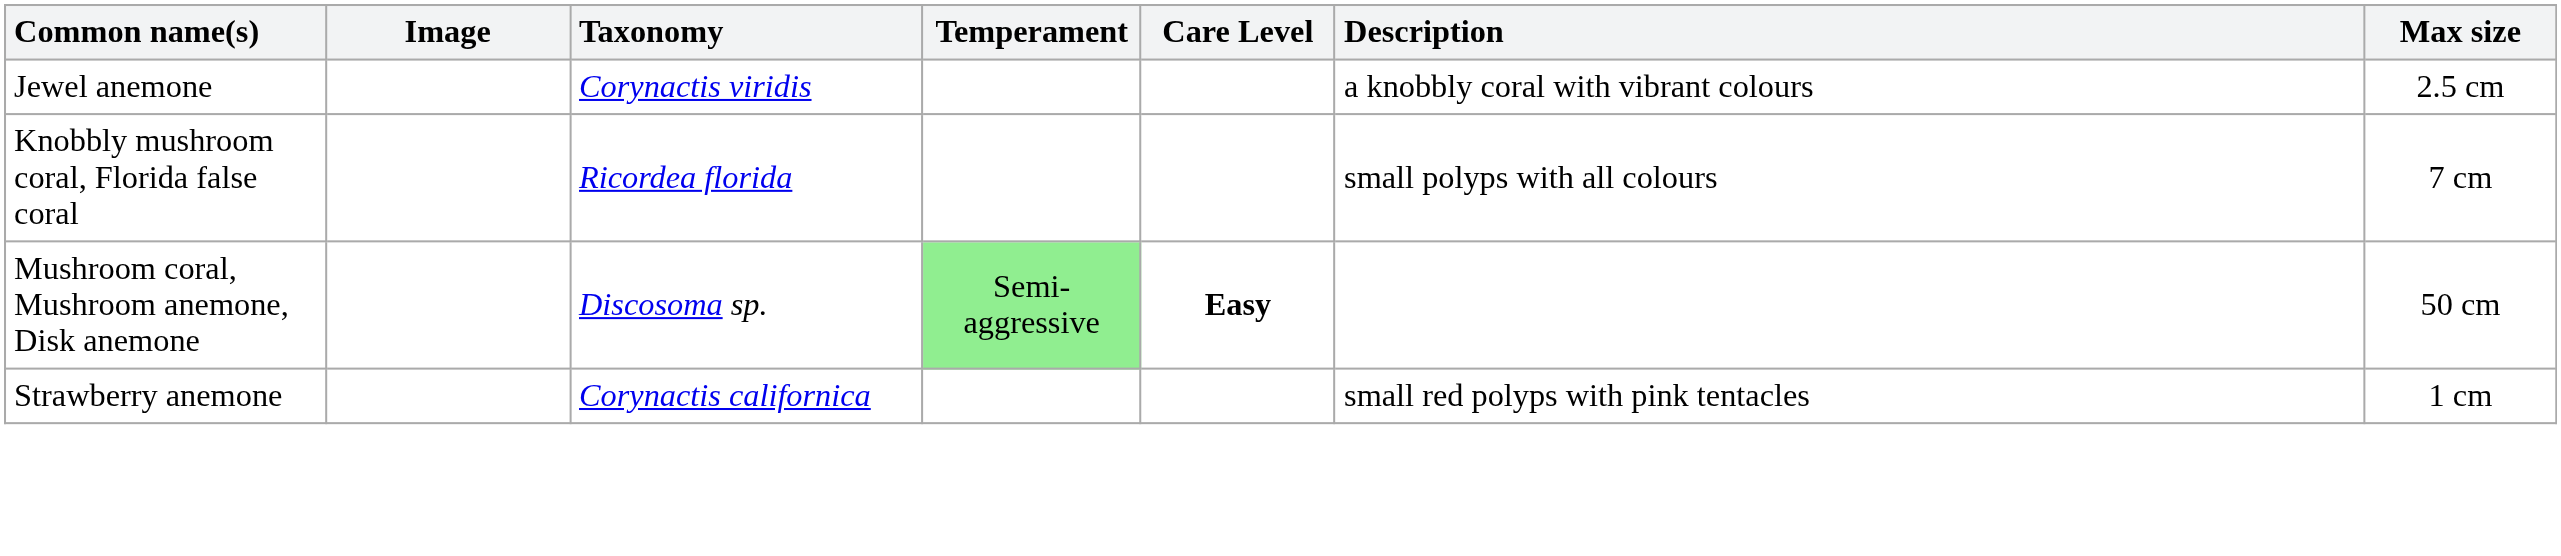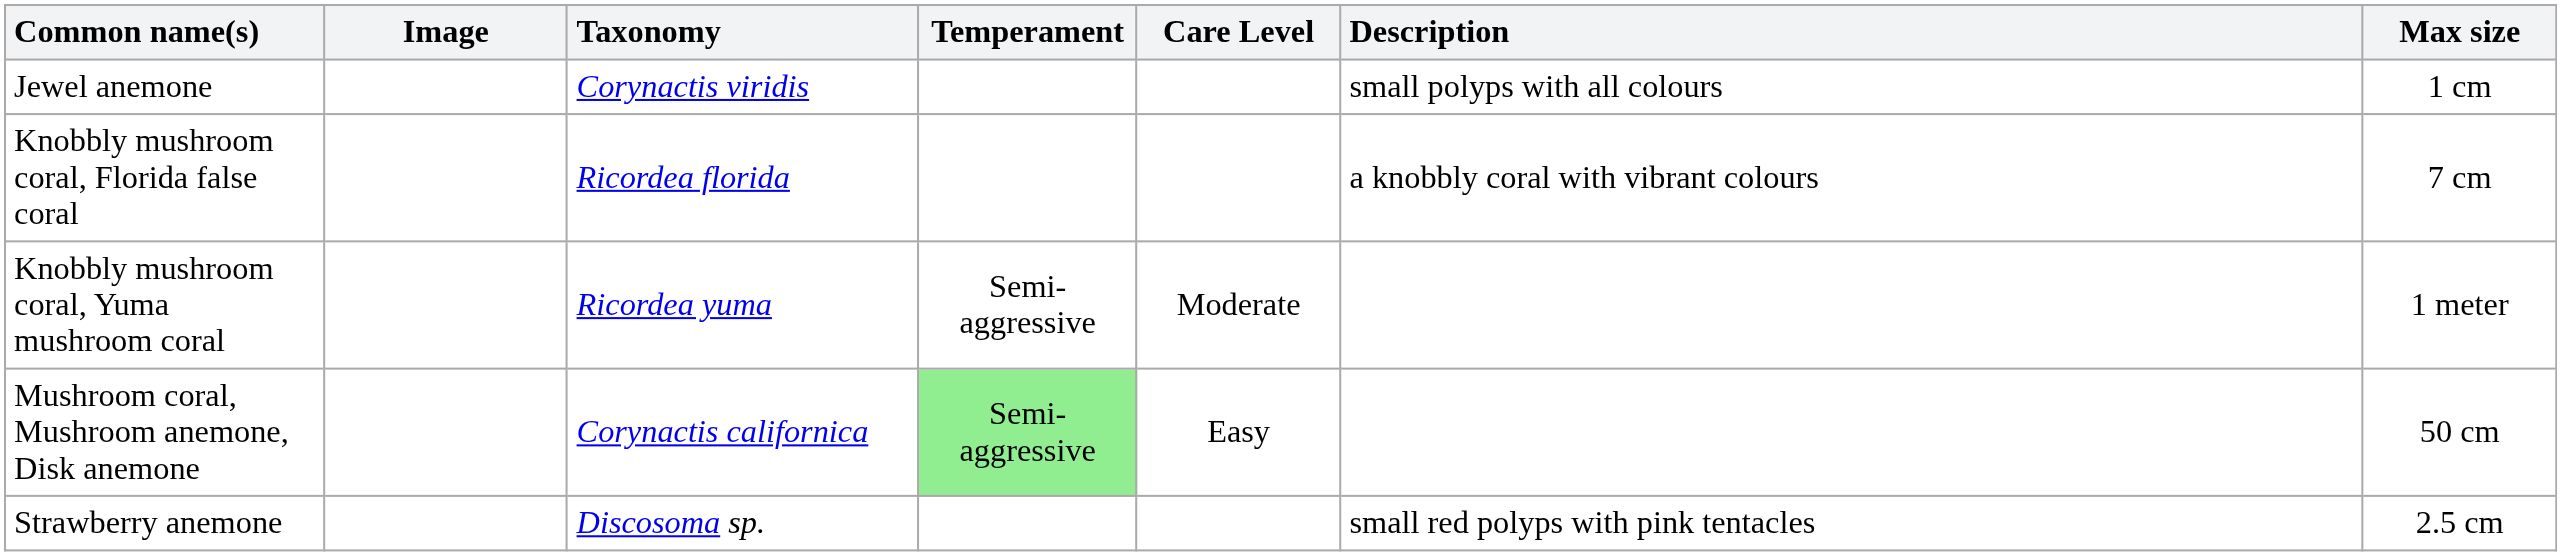(1579, 86) a knobbly coral with vibrant colours -> (1536, 86) small polyps with all colours
(2460, 86) 2.5 cm -> (2460, 86) 1 cm
(1531, 177) small polyps with all colours -> (1584, 177) a knobbly coral with vibrant colours
+ row: (144, 304)
(673, 304) Discosoma sp. -> (722, 431) Corynactis californica
(1238, 304) bold -> (1239, 431) normal
(725, 395) Corynactis californica -> (671, 522) Discosoma sp.
(2460, 395) 1 cm -> (2460, 522) 2.5 cm
